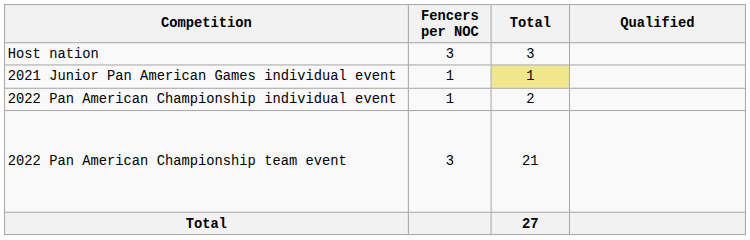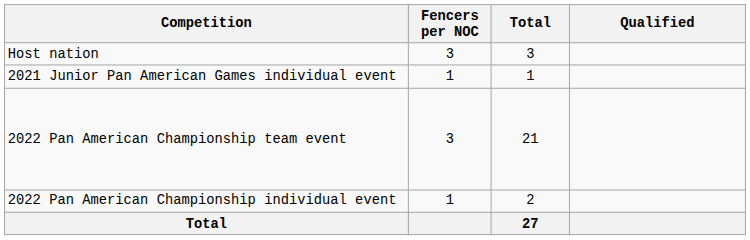(530, 77) khaki background -> (530, 77) no background
rows swapped: (177, 161) <-> (202, 99)
